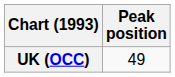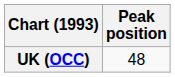(136, 59) 49 -> (136, 59) 48
